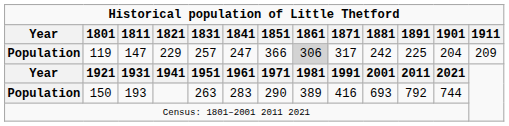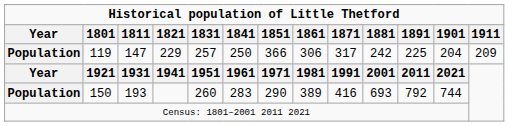(241, 54) 247 -> (241, 54) 250
(311, 54) lightgrey background -> (311, 54) no background
(206, 94) 263 -> (206, 94) 260
